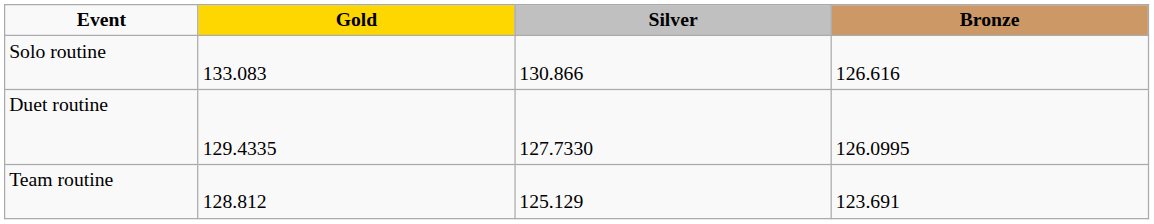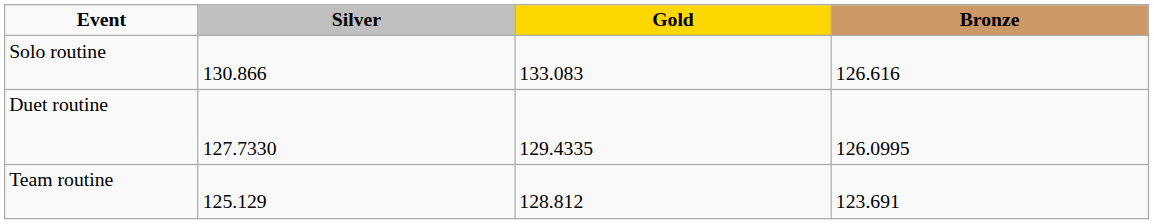columns swapped: (356, 20) <-> (673, 20)
